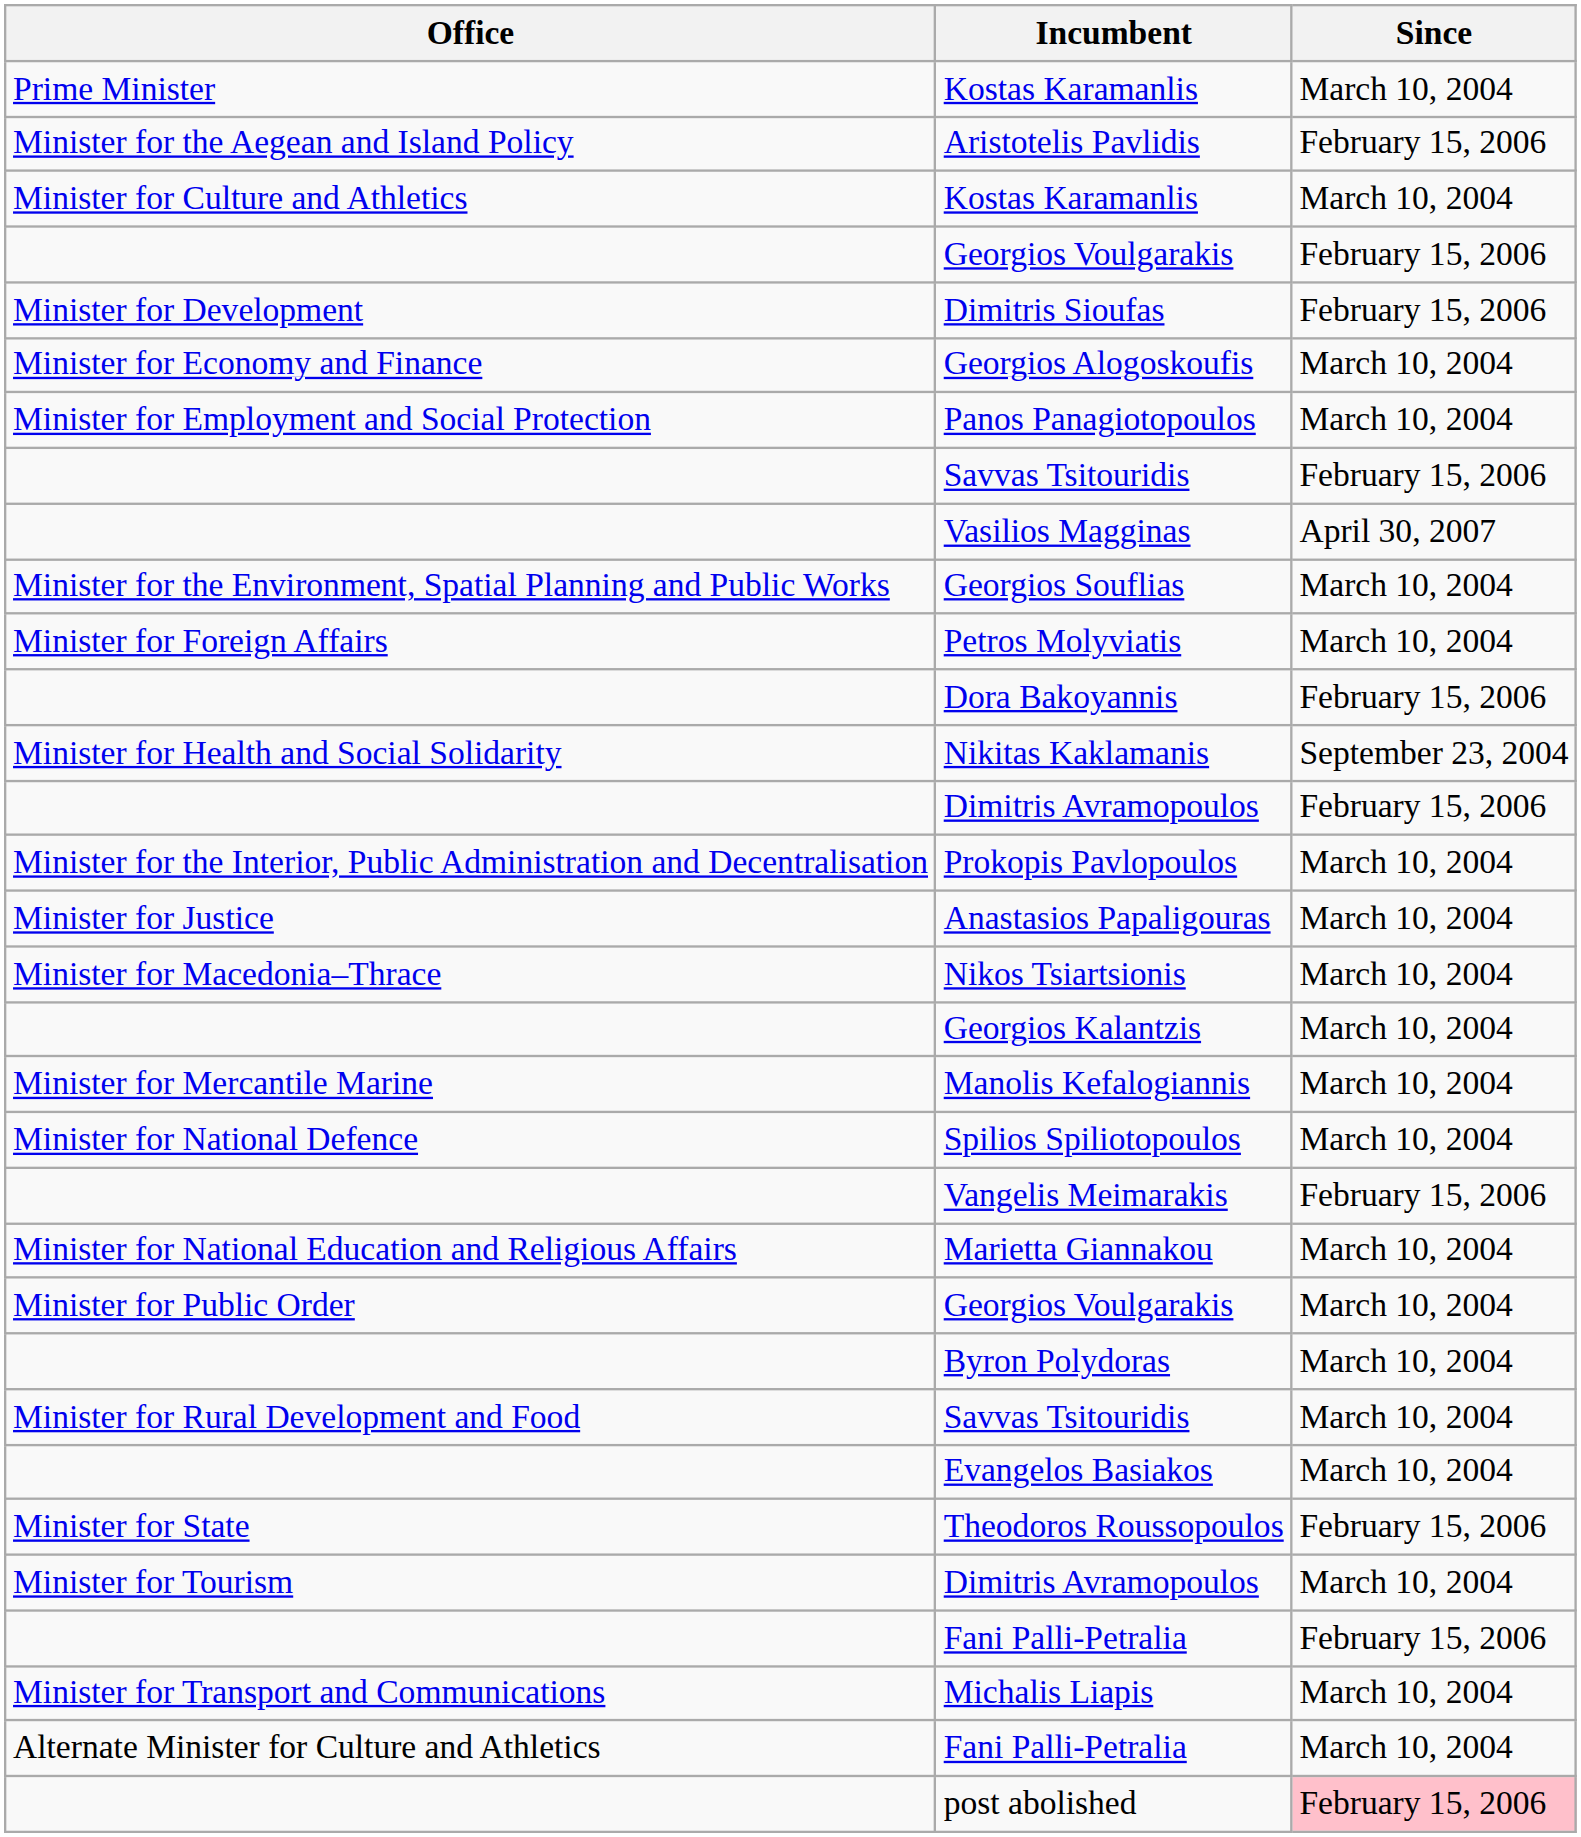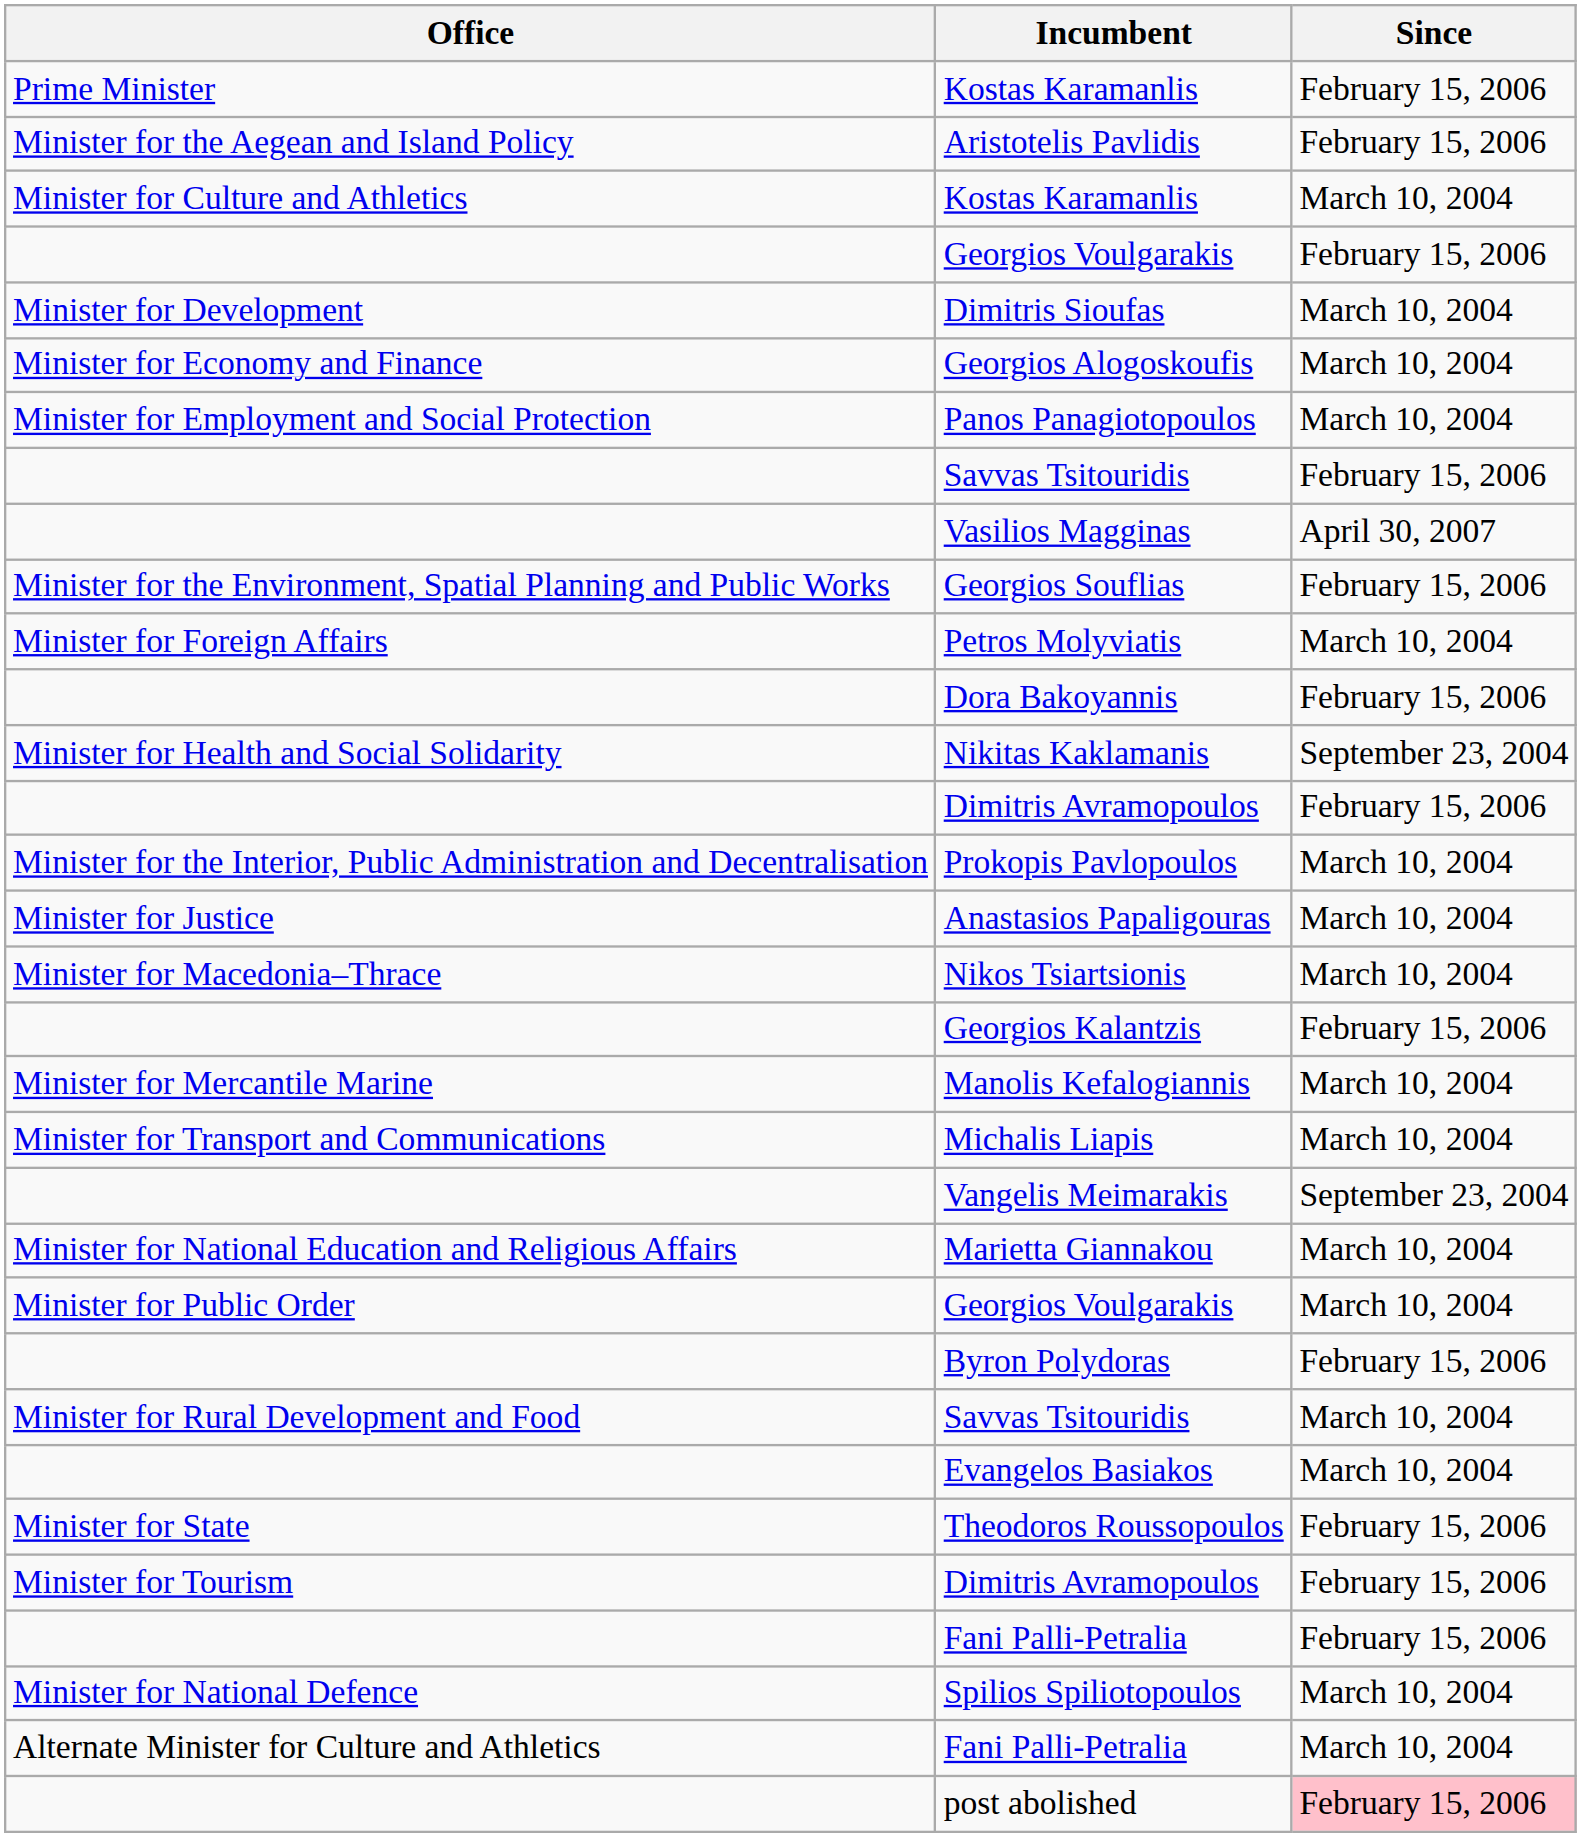(1406, 87) March 10, 2004 -> (1423, 87) February 15, 2006
(1423, 309) February 15, 2006 -> (1406, 309) March 10, 2004
(1406, 585) March 10, 2004 -> (1423, 585) February 15, 2006
(1406, 1028) March 10, 2004 -> (1423, 1028) February 15, 2006
rows swapped: (216, 1139) <-> (309, 1692)
(1423, 1194) February 15, 2006 -> (1434, 1194) September 23, 2004
(1406, 1360) March 10, 2004 -> (1423, 1360) February 15, 2006
(1406, 1582) March 10, 2004 -> (1423, 1582) February 15, 2006
